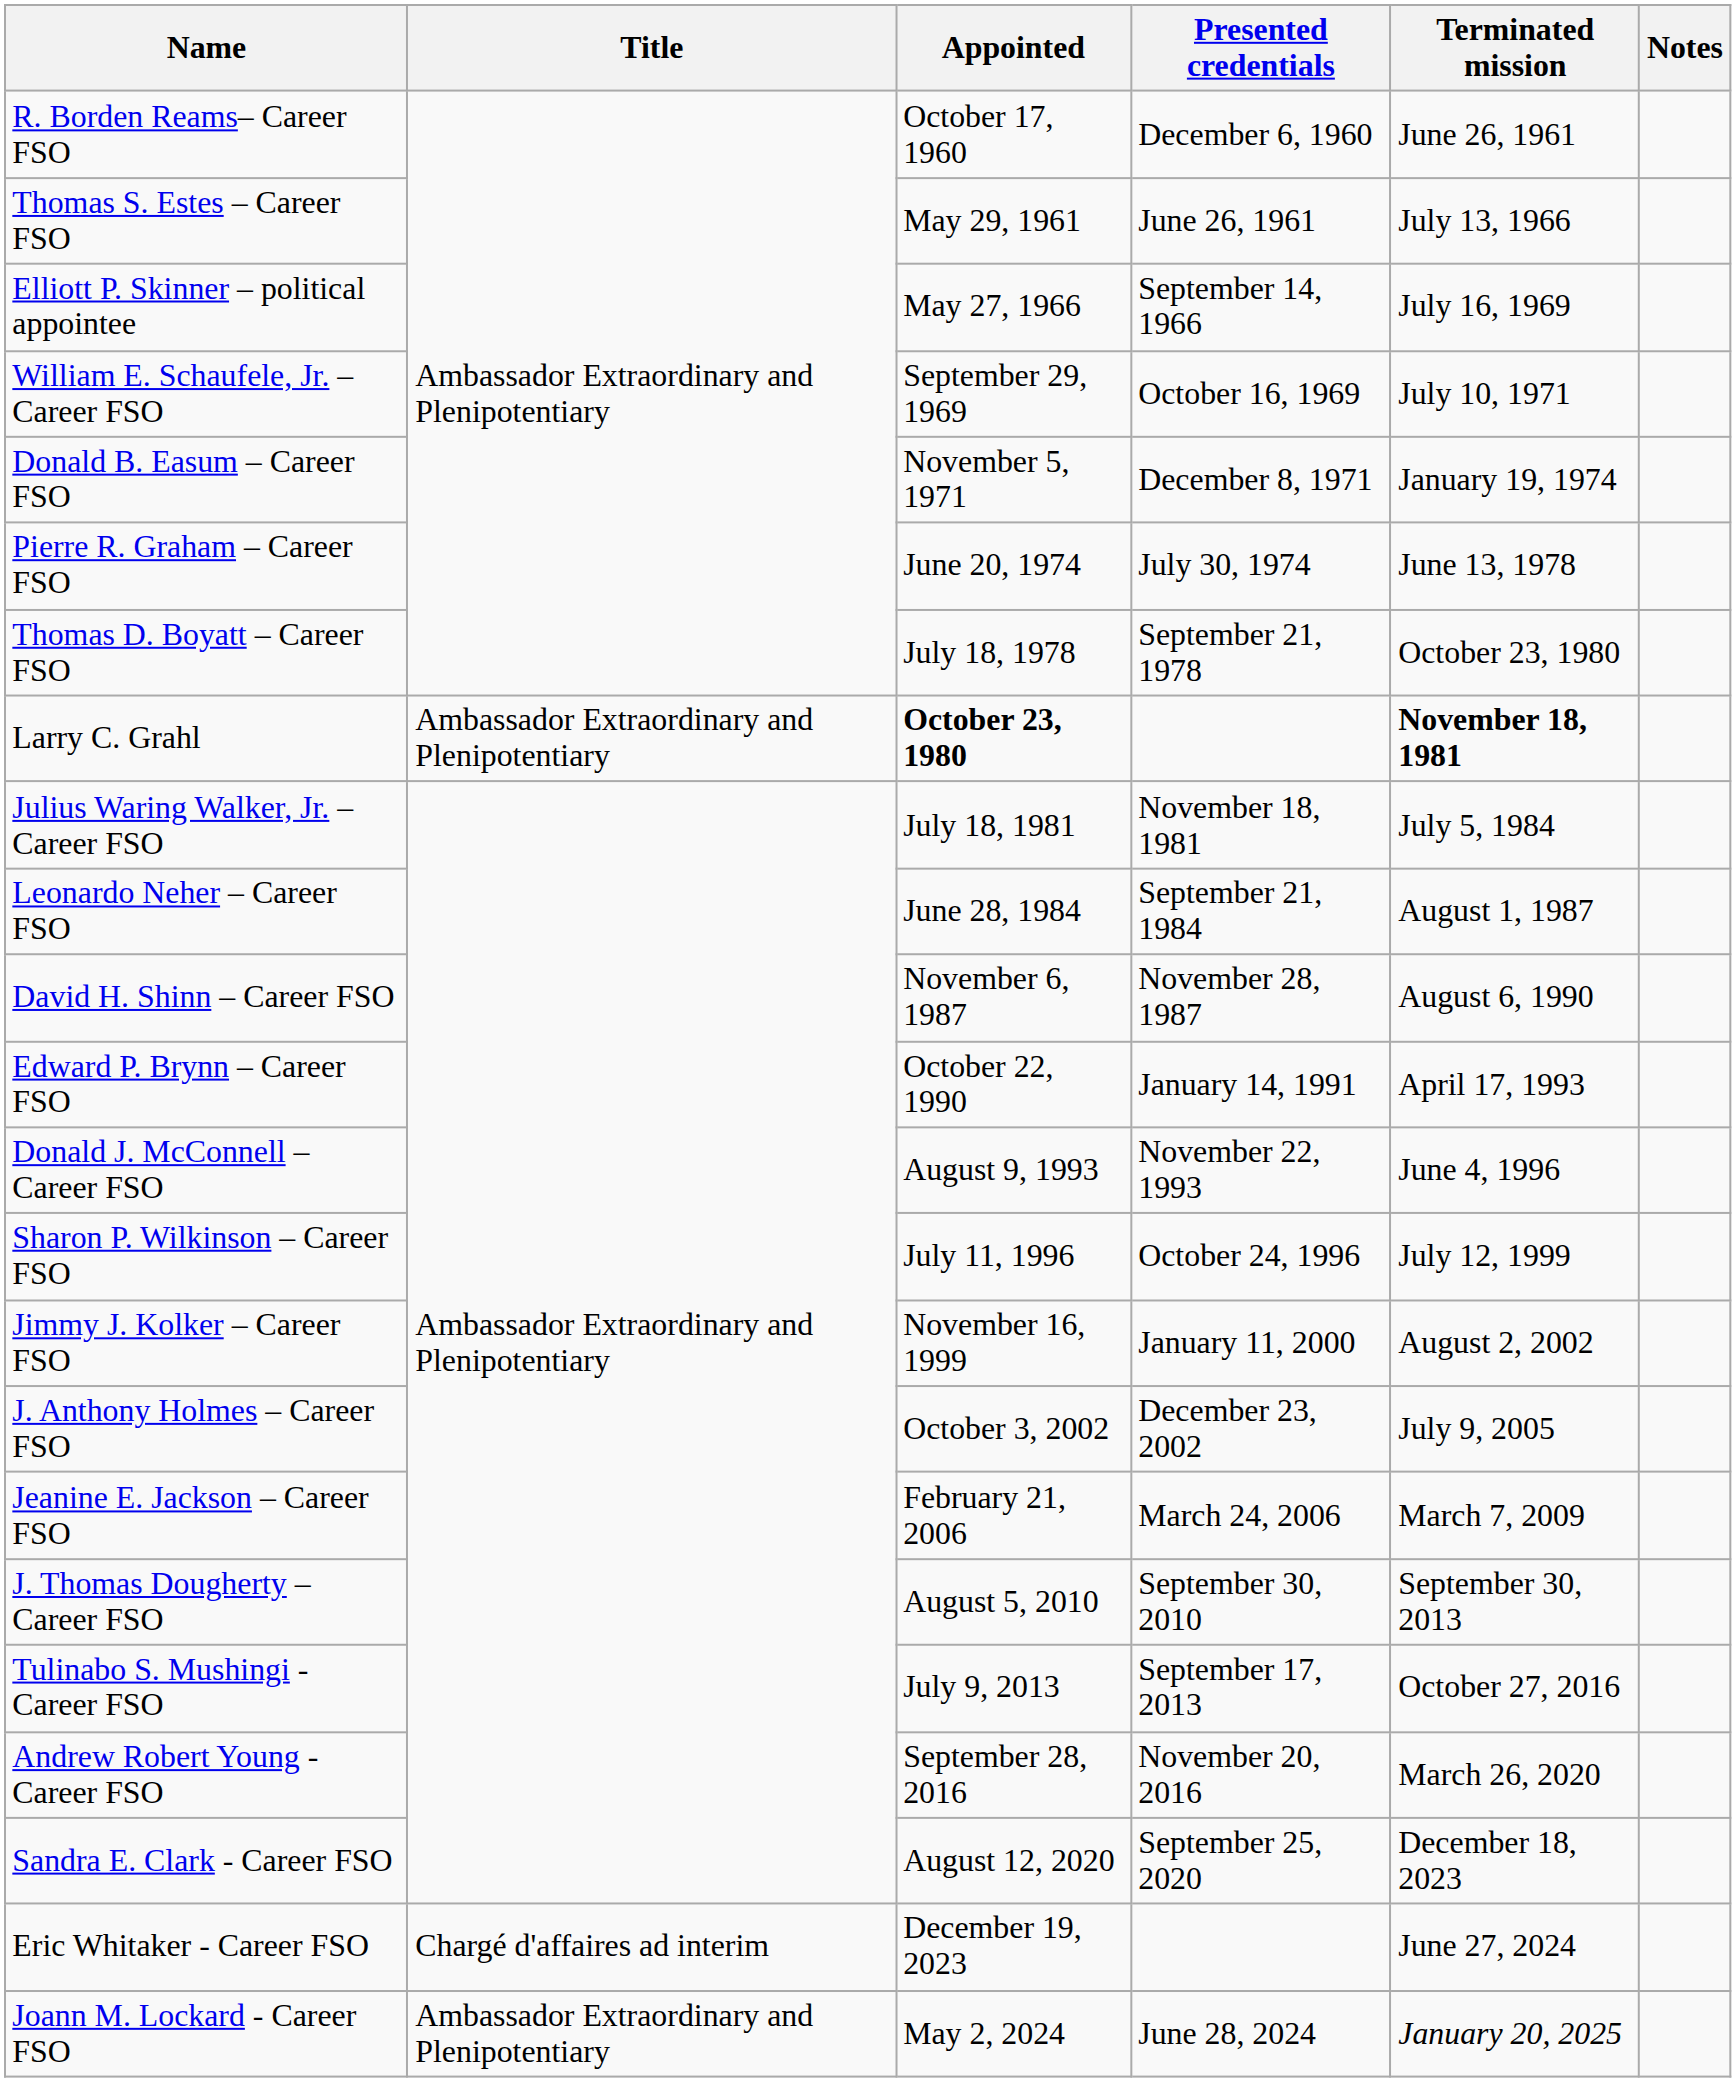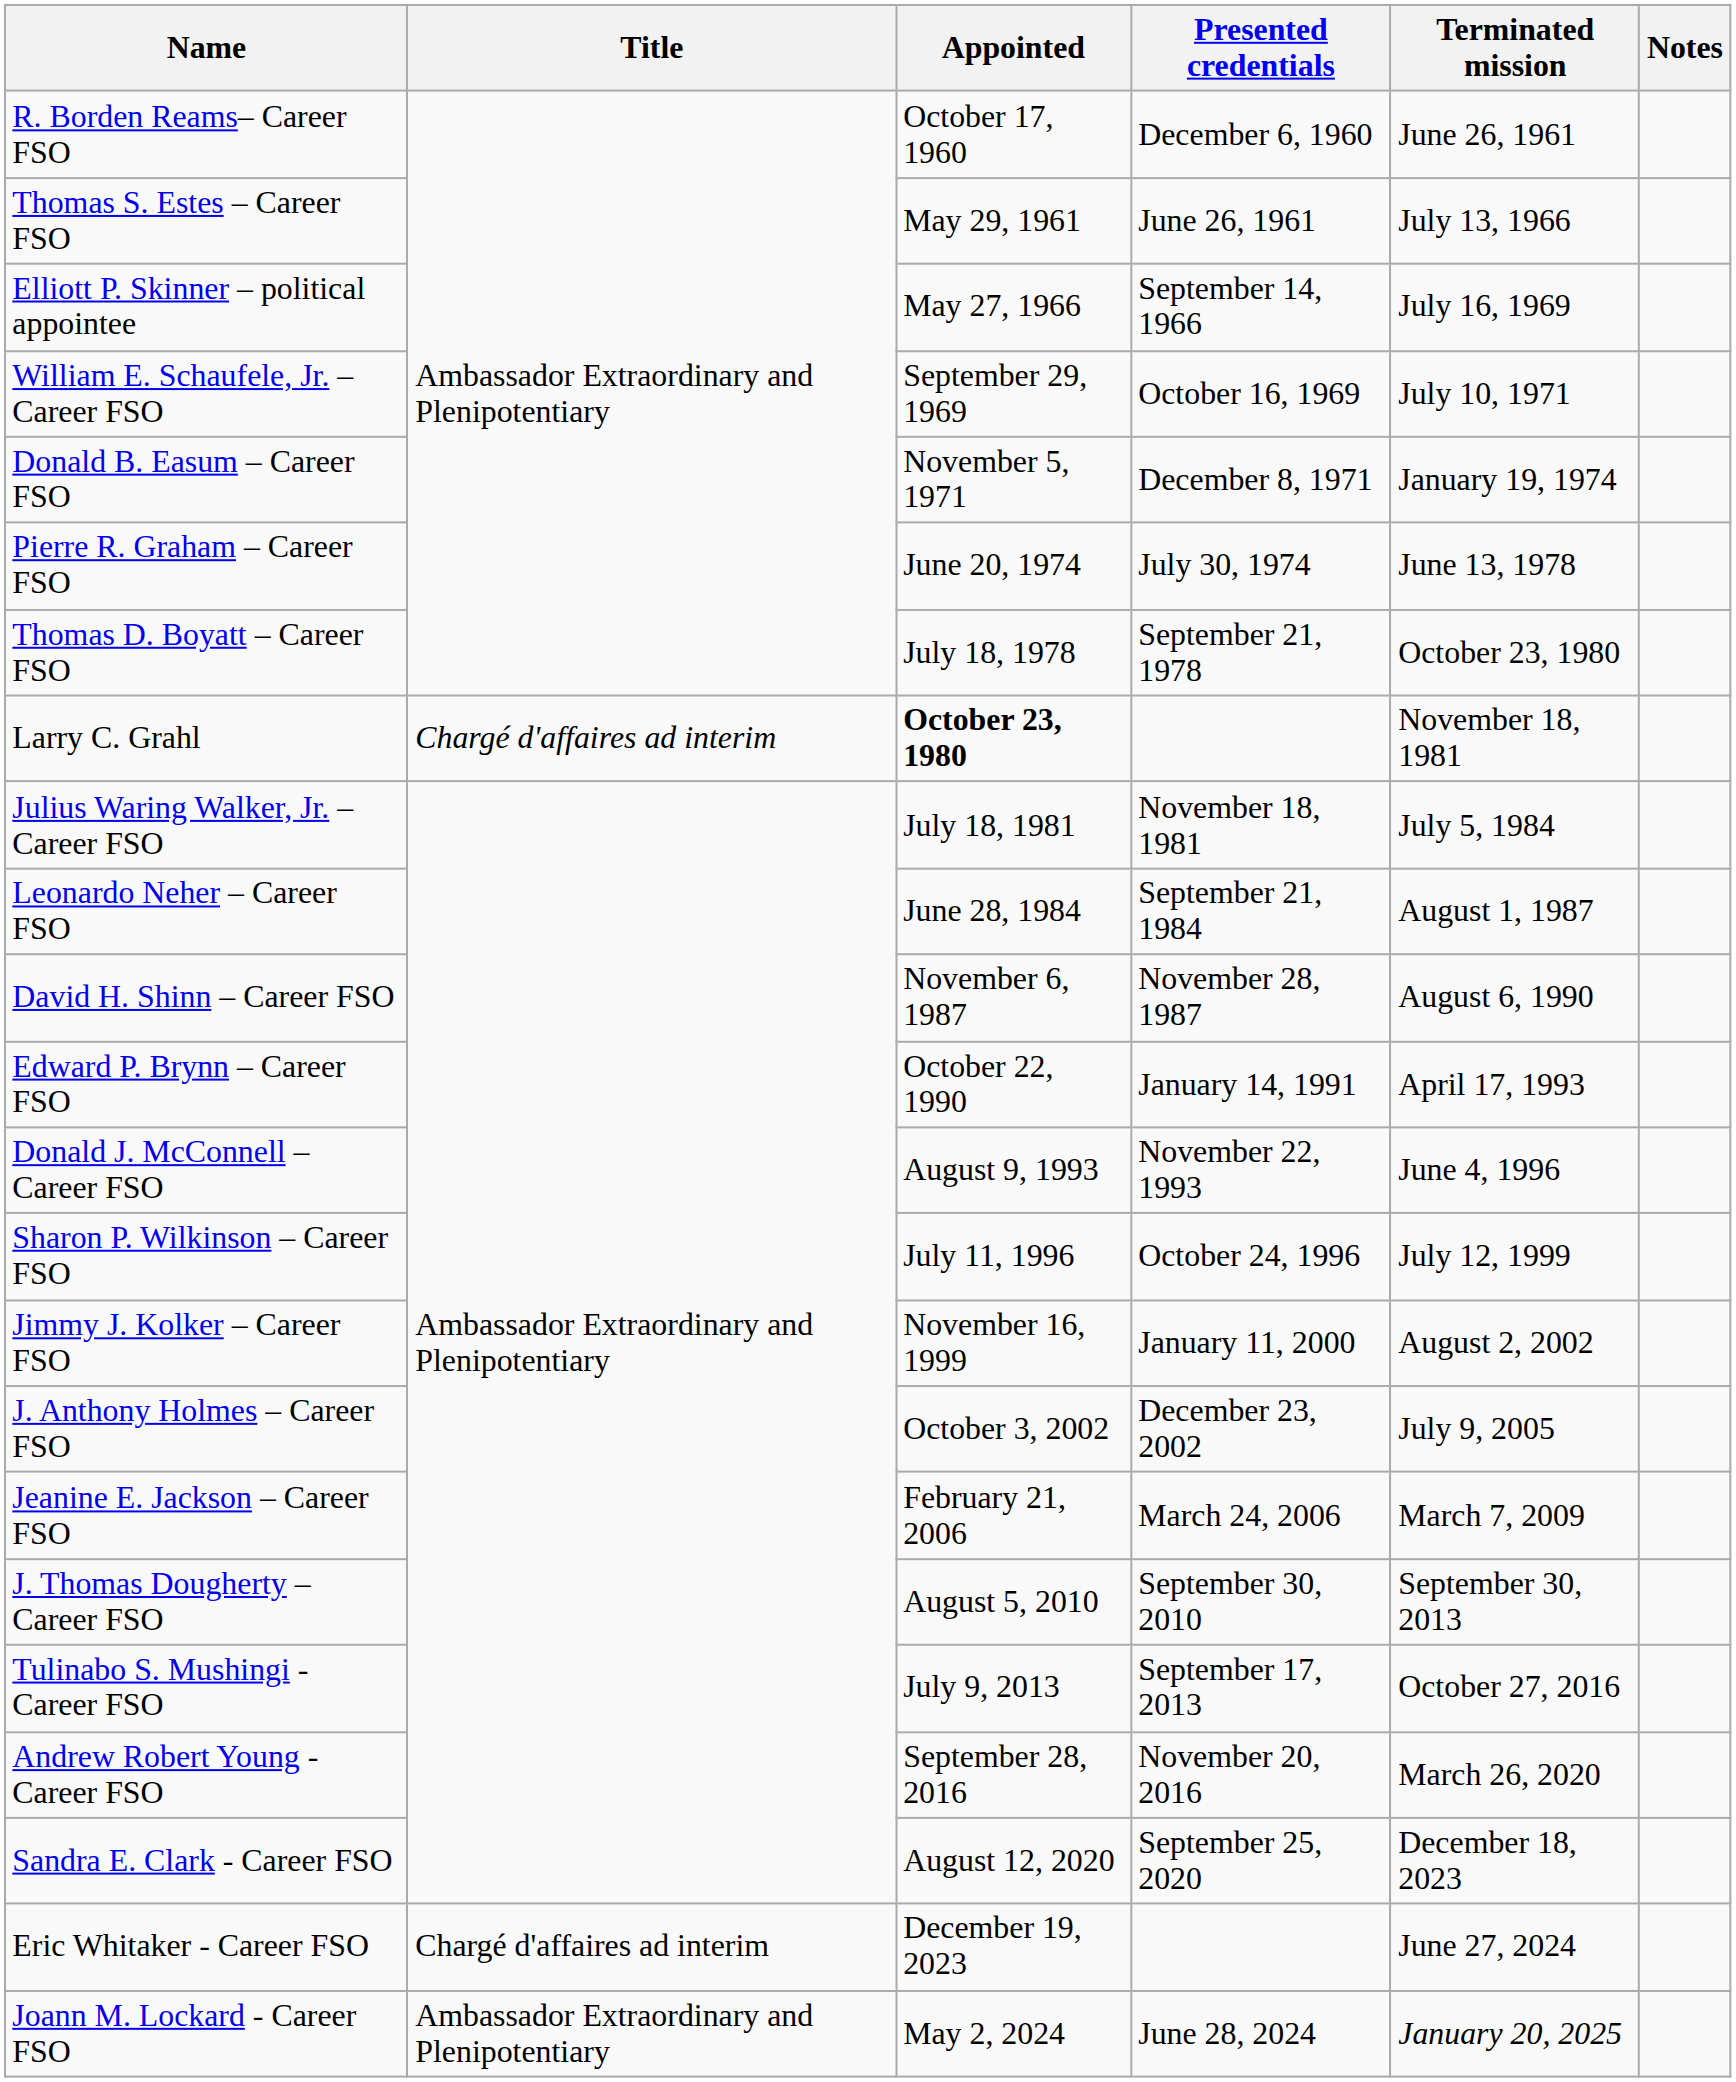(614, 738) Ambassador Extraordinary and Plenipotentiary -> (596, 738) Chargé d'affaires ad interim
(1493, 738) bold -> (1489, 738) normal
